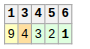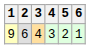+ column: (25, 14)
(65, 34) bold -> (79, 34) normal
